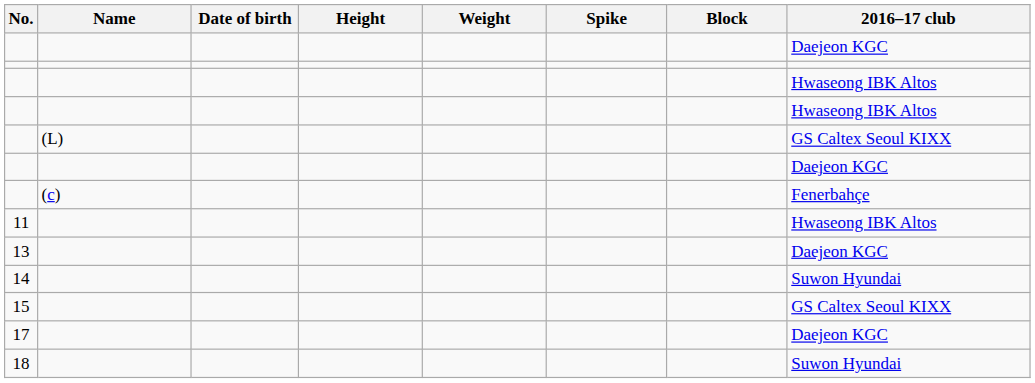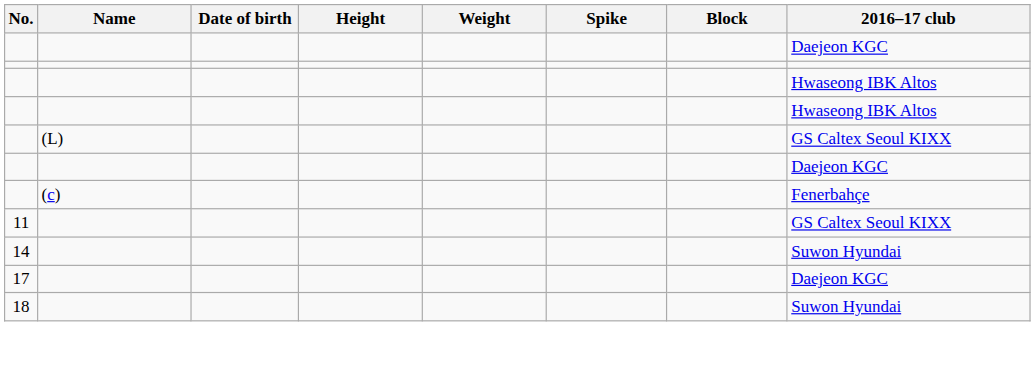(864, 223) Hwaseong IBK Altos -> (871, 223) GS Caltex Seoul KIXX
- row: (21, 251)
- row: (21, 307)
